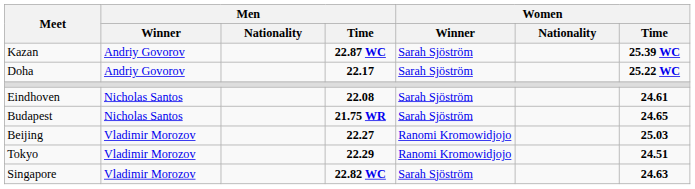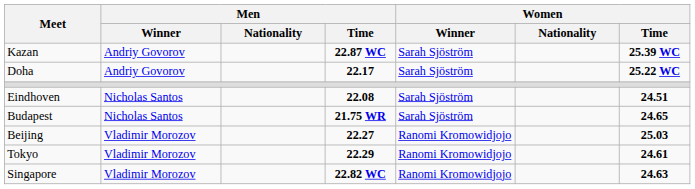(655, 96) 24.61 -> (655, 96) 24.51
(655, 154) 24.51 -> (655, 154) 24.61
(436, 174) Sarah Sjöström -> (455, 174) Ranomi Kromowidjojo
